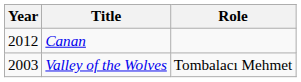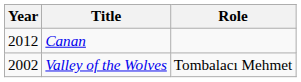(23, 64) 2003 -> (23, 64) 2002
